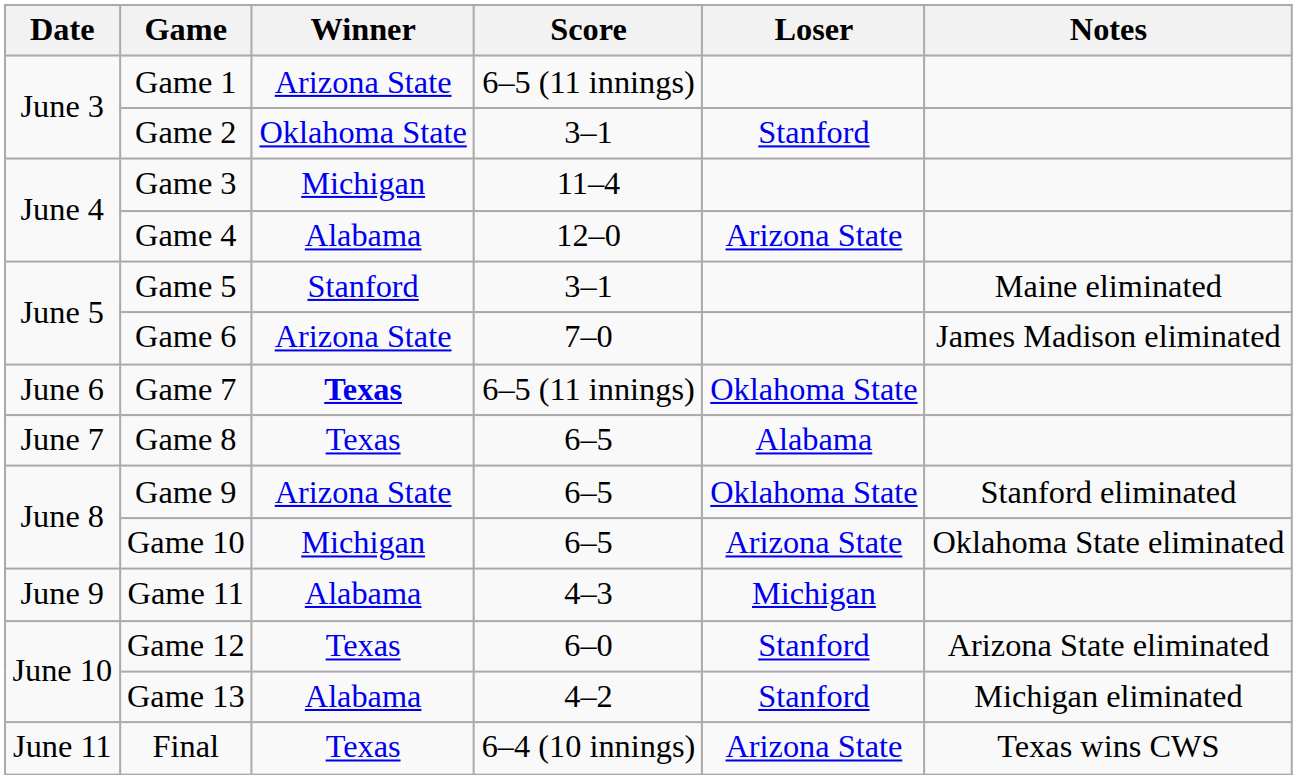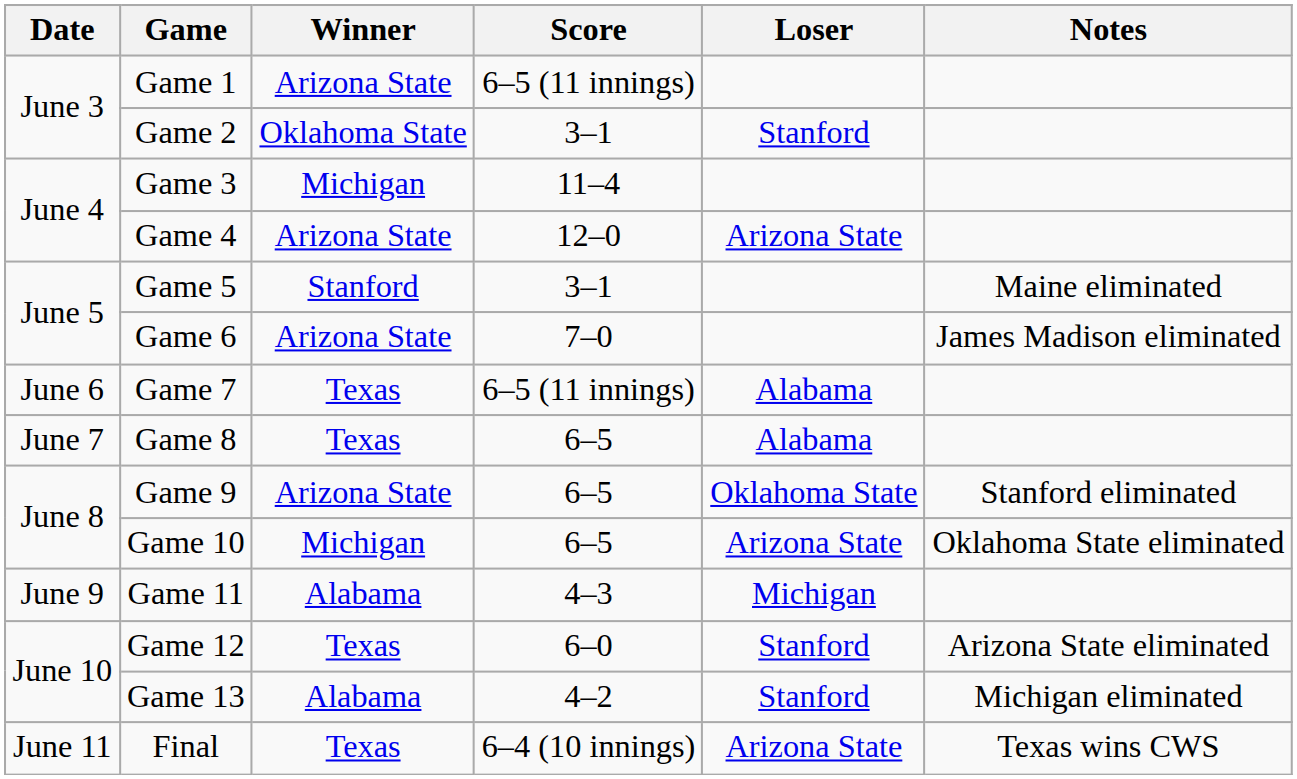(363, 235) Alabama -> (363, 235) Arizona State
(363, 388) bold -> (363, 388) normal
(814, 388) Oklahoma State -> (814, 388) Alabama
